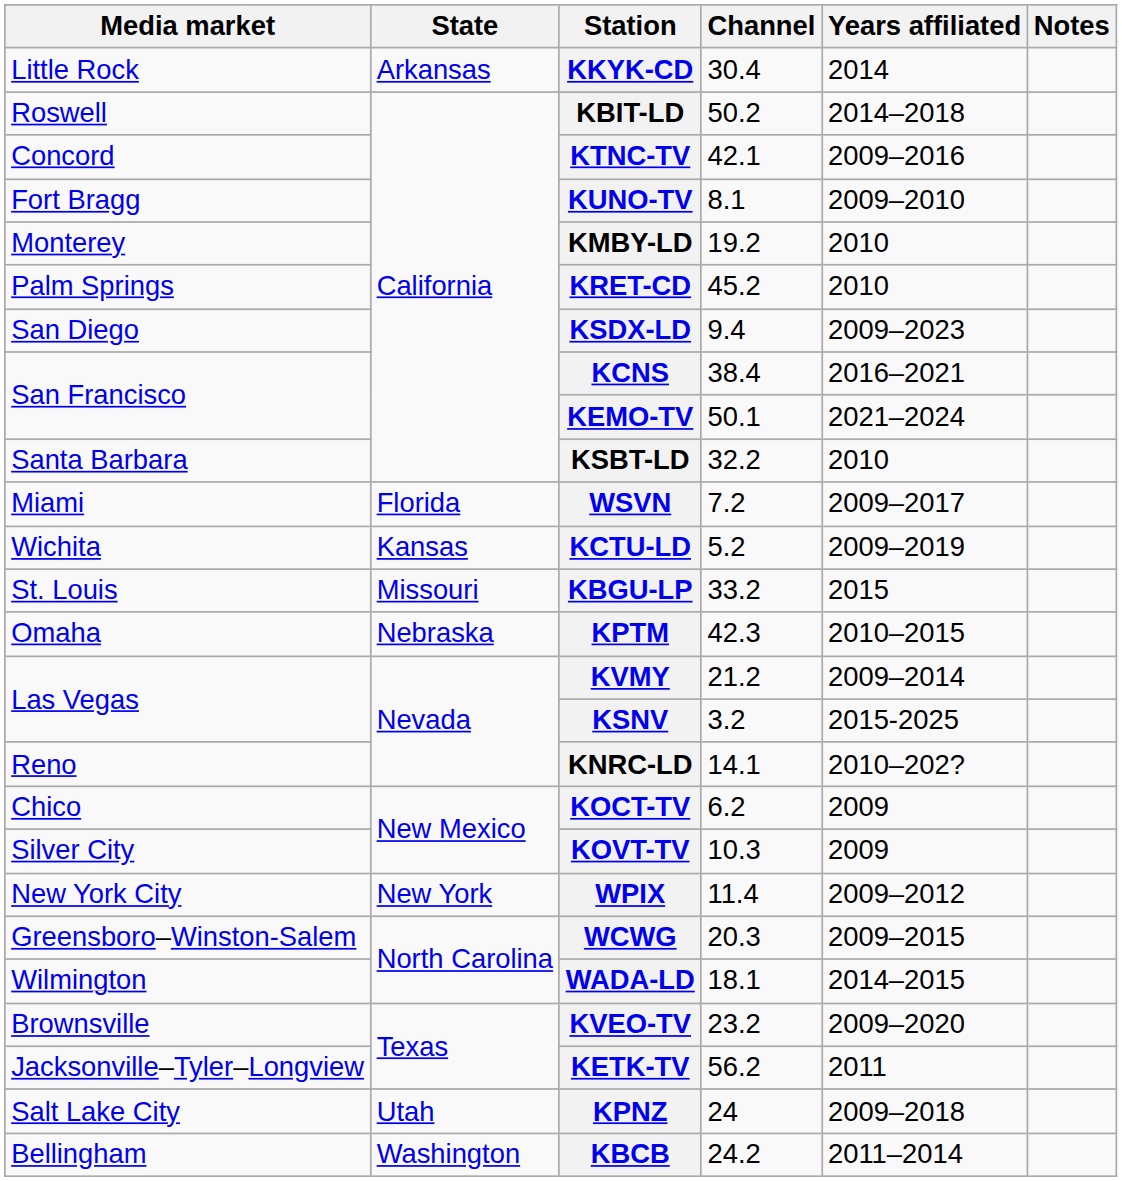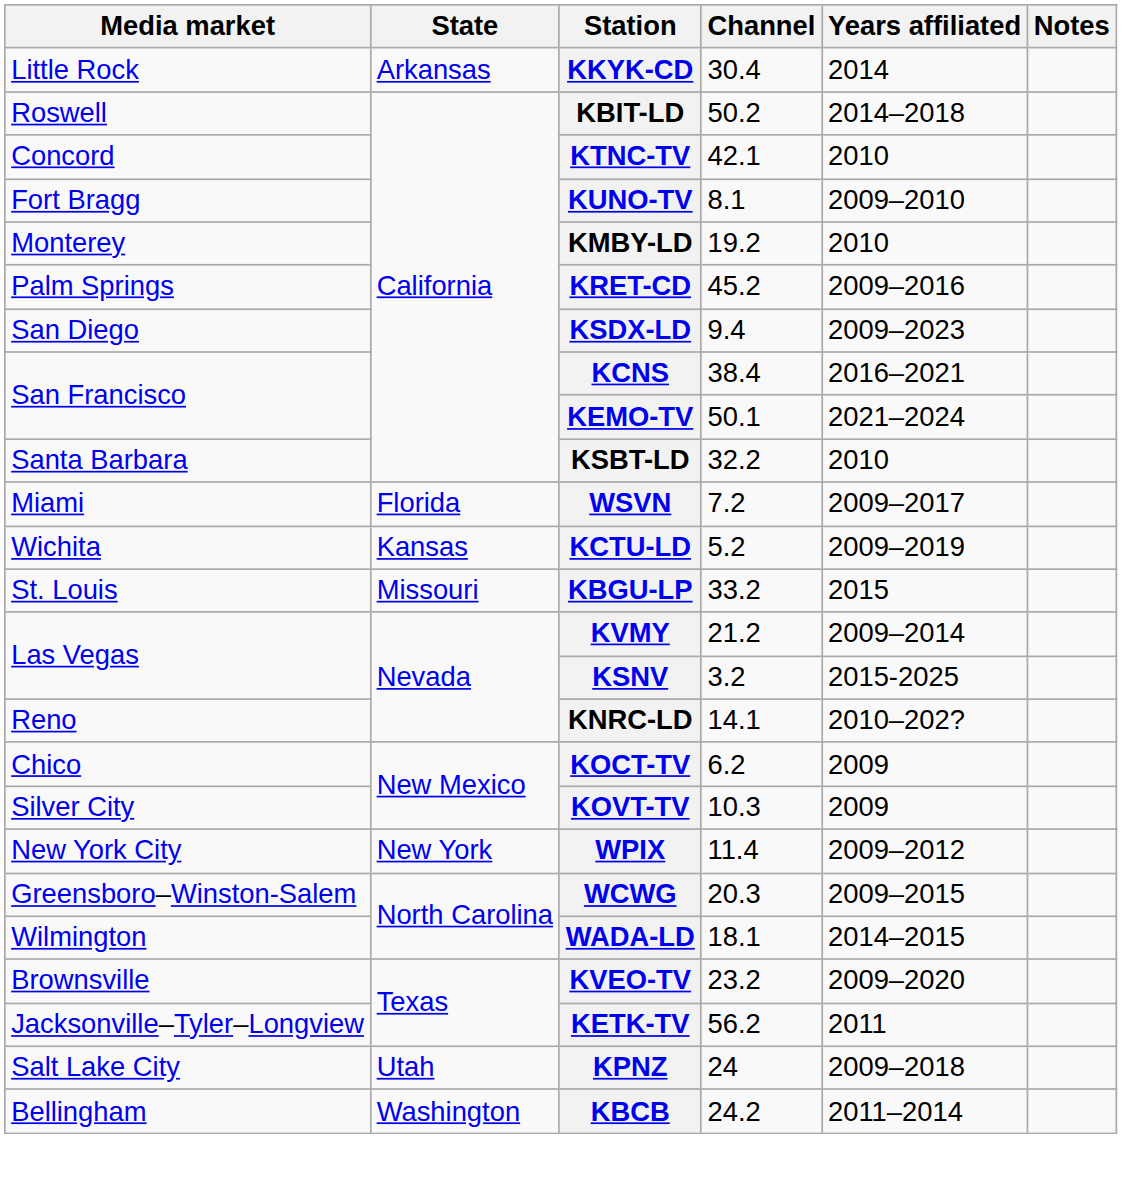(896, 156) 2009–2016 -> (858, 156) 2010
(858, 286) 2010 -> (896, 286) 2009–2016
- row: (630, 633)
